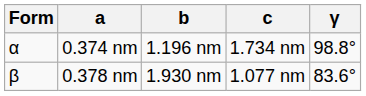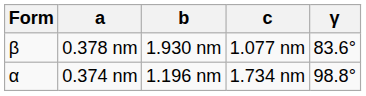rows swapped: (100, 47) <-> (100, 76)
